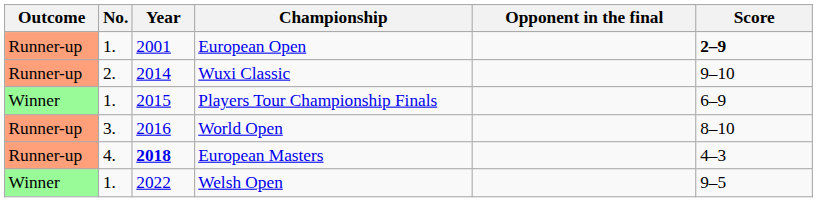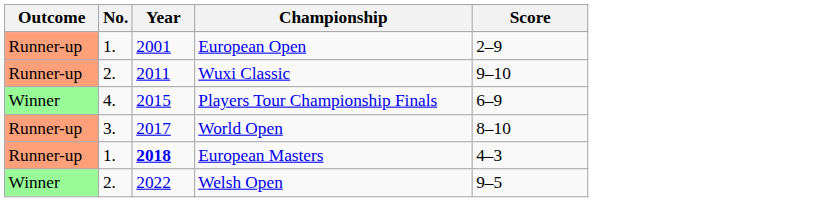- column: (584, 18)
(713, 45) bold -> (489, 45) normal
(154, 73) 2014 -> (153, 73) 2011
(109, 100) 1. -> (109, 100) 4.
(154, 127) 2016 -> (154, 127) 2017
(109, 155) 4. -> (109, 155) 1.
(109, 182) 1. -> (109, 182) 2.
